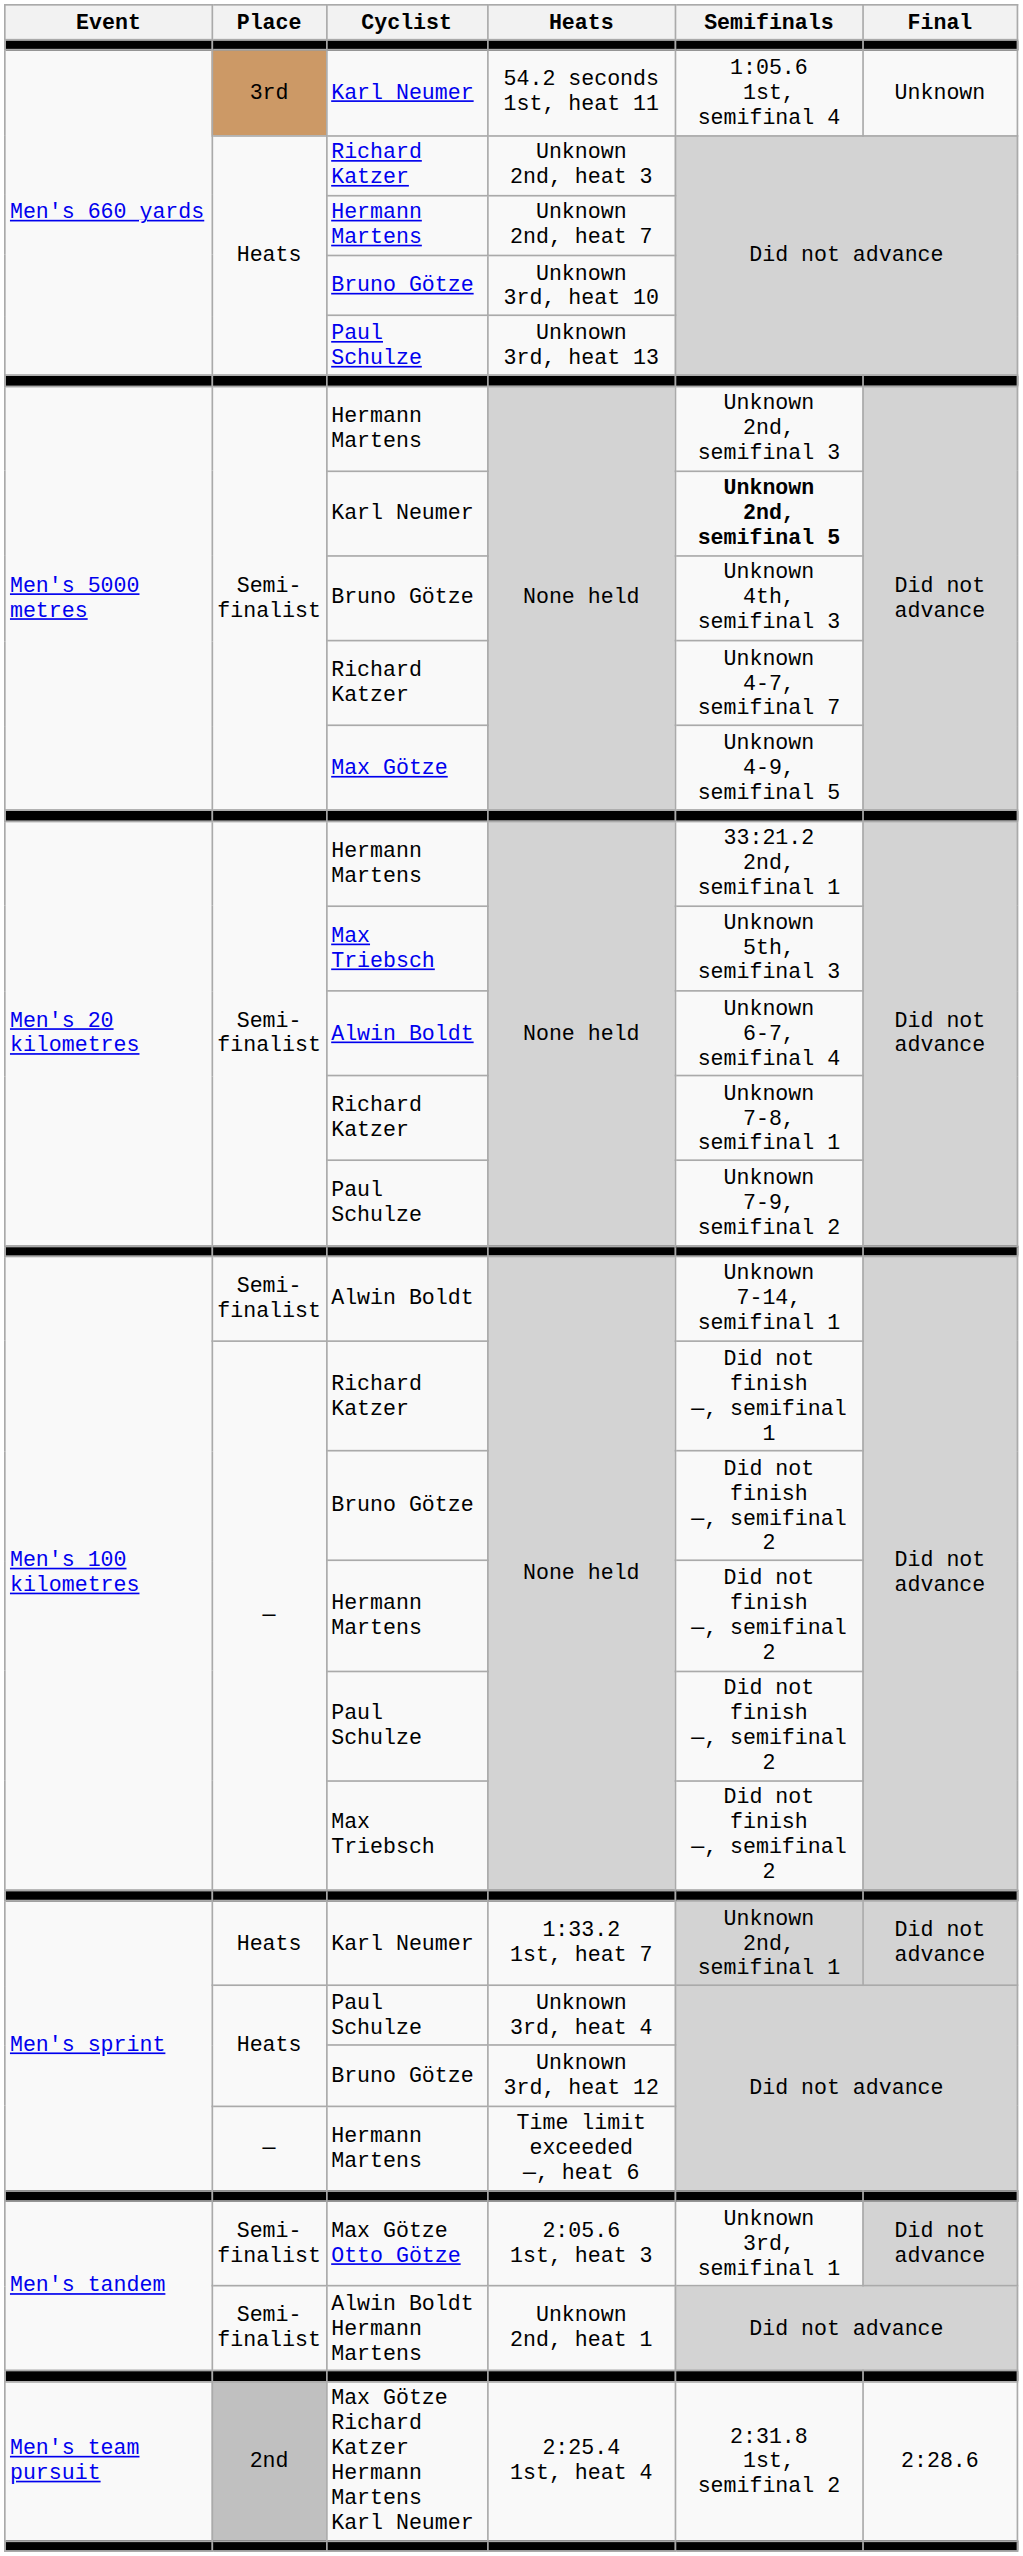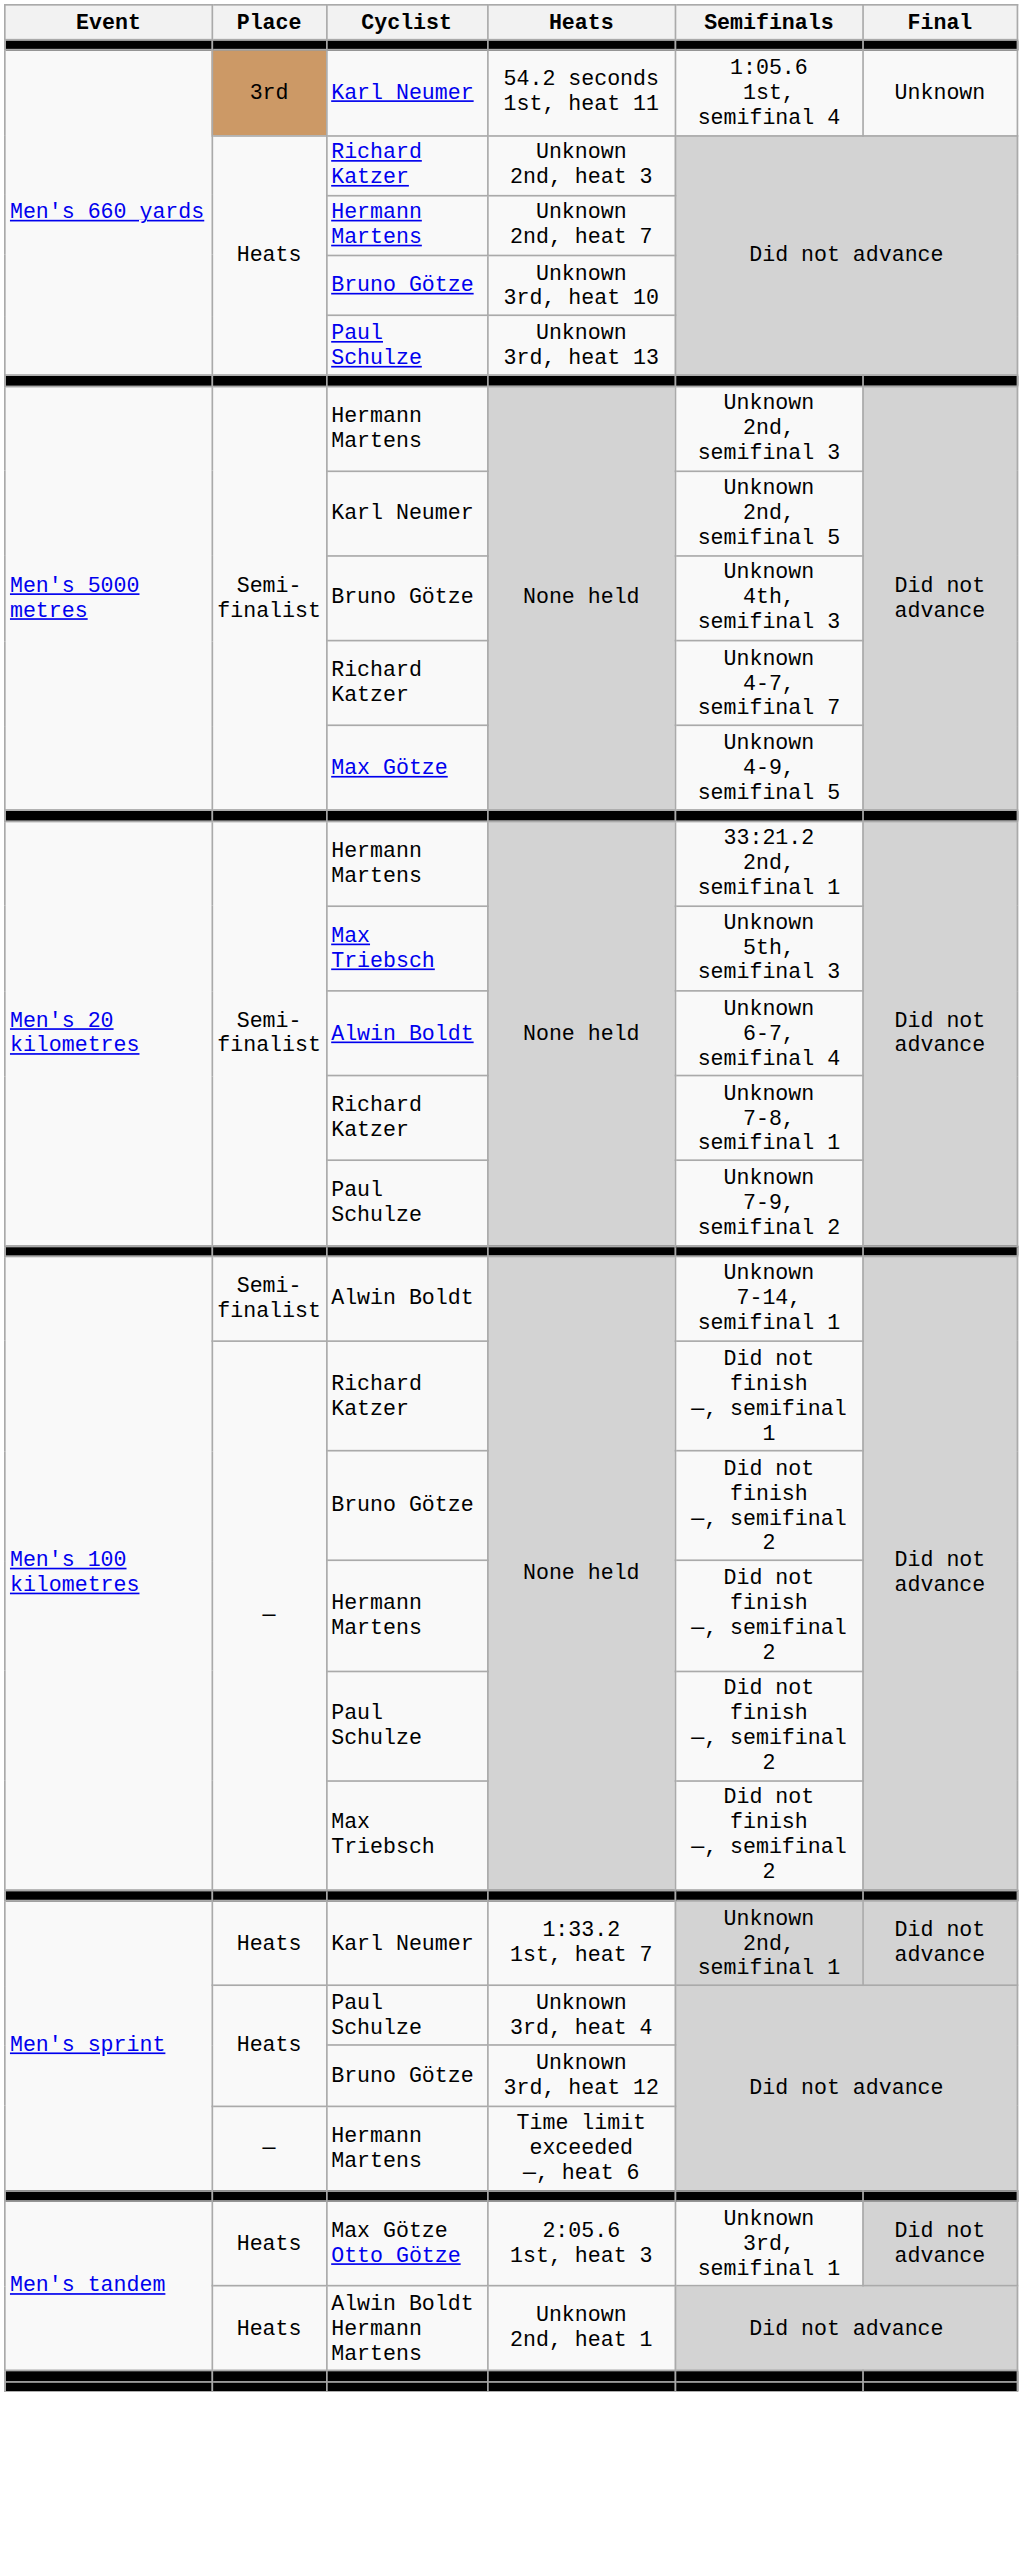(769, 513) bold -> (769, 513) normal
(269, 2243) Semi- finalist -> (269, 2243) Heats
(269, 2328) Semi- finalist -> (269, 2328) Heats
- row: (402, 2461)
